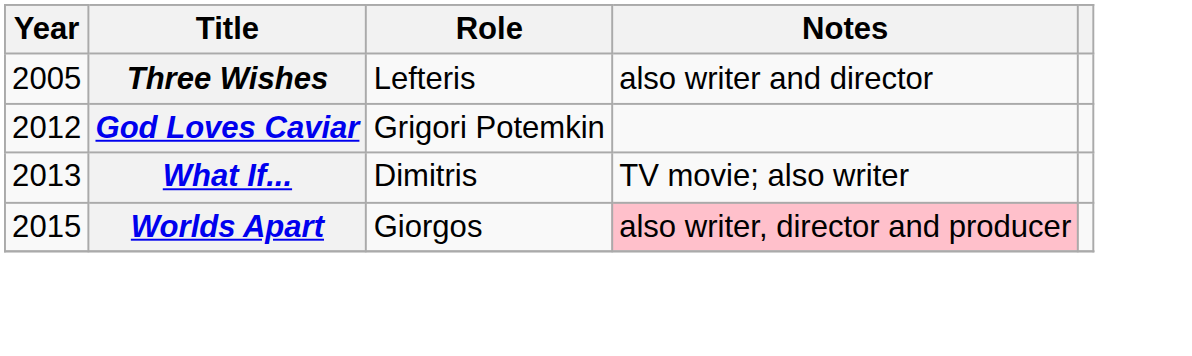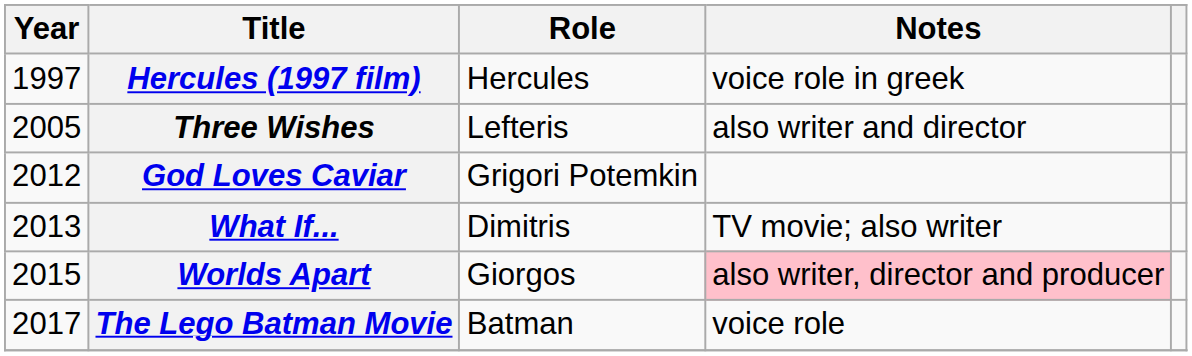+ row: (274, 78)
+ row: (274, 324)
